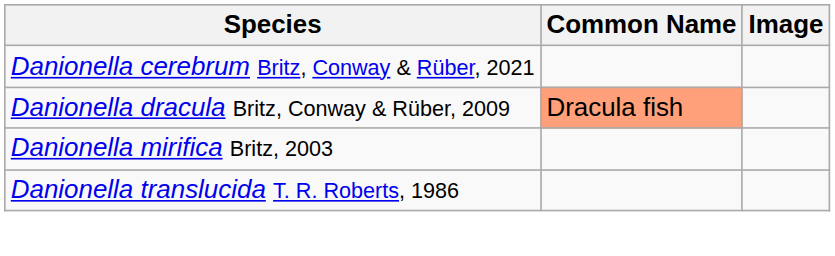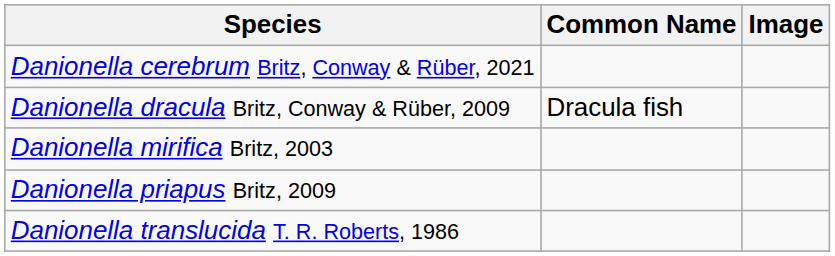(615, 107) lightsalmon background -> (615, 107) no background
+ row: (173, 189)
